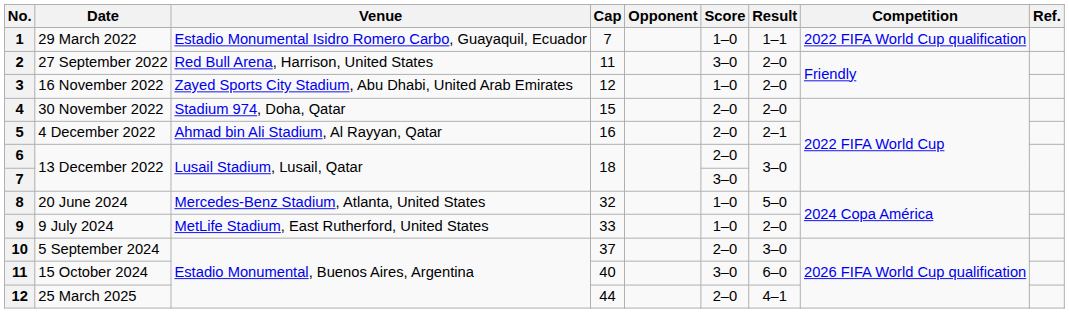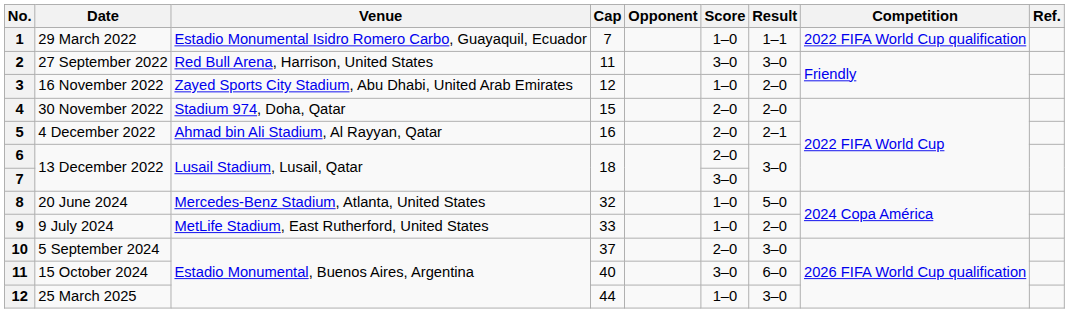(775, 62) 2–0 -> (775, 62) 3–0
(725, 296) 2–0 -> (725, 296) 1–0
(775, 296) 4–1 -> (775, 296) 3–0
